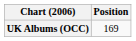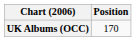(111, 28) 169 -> (111, 28) 170
